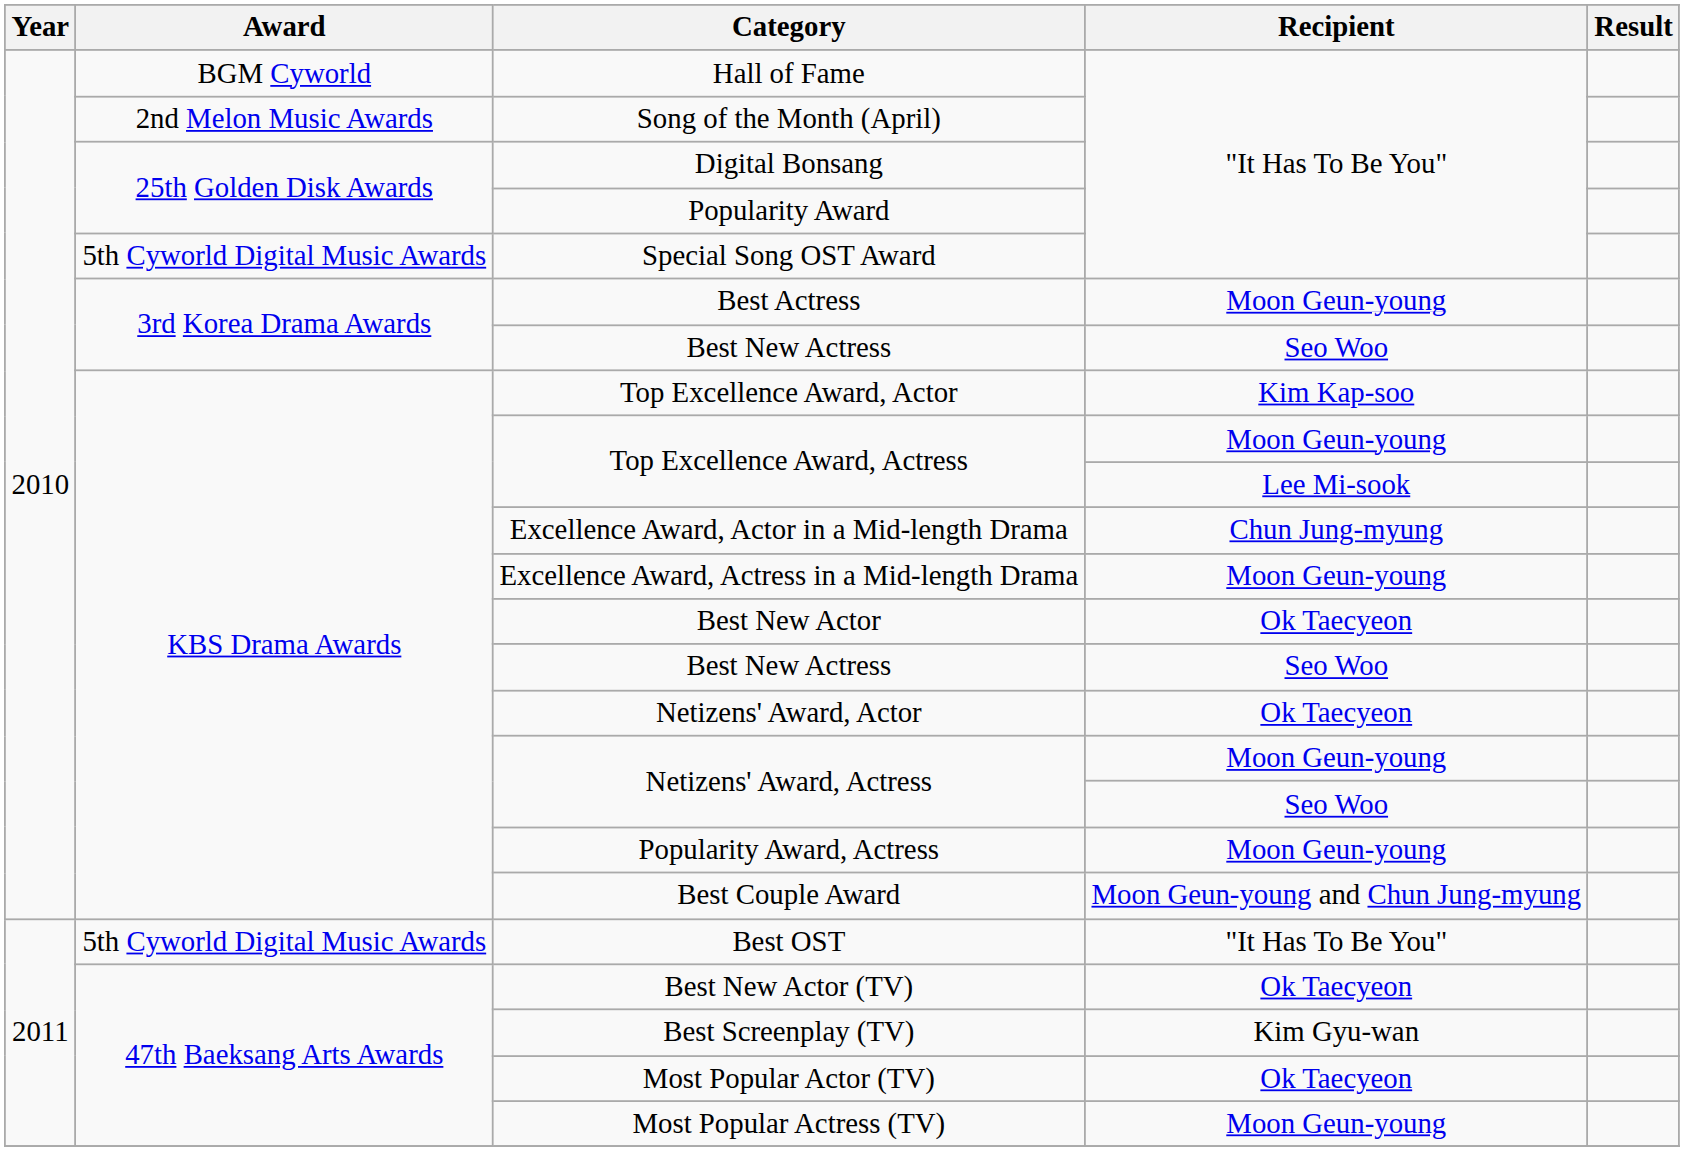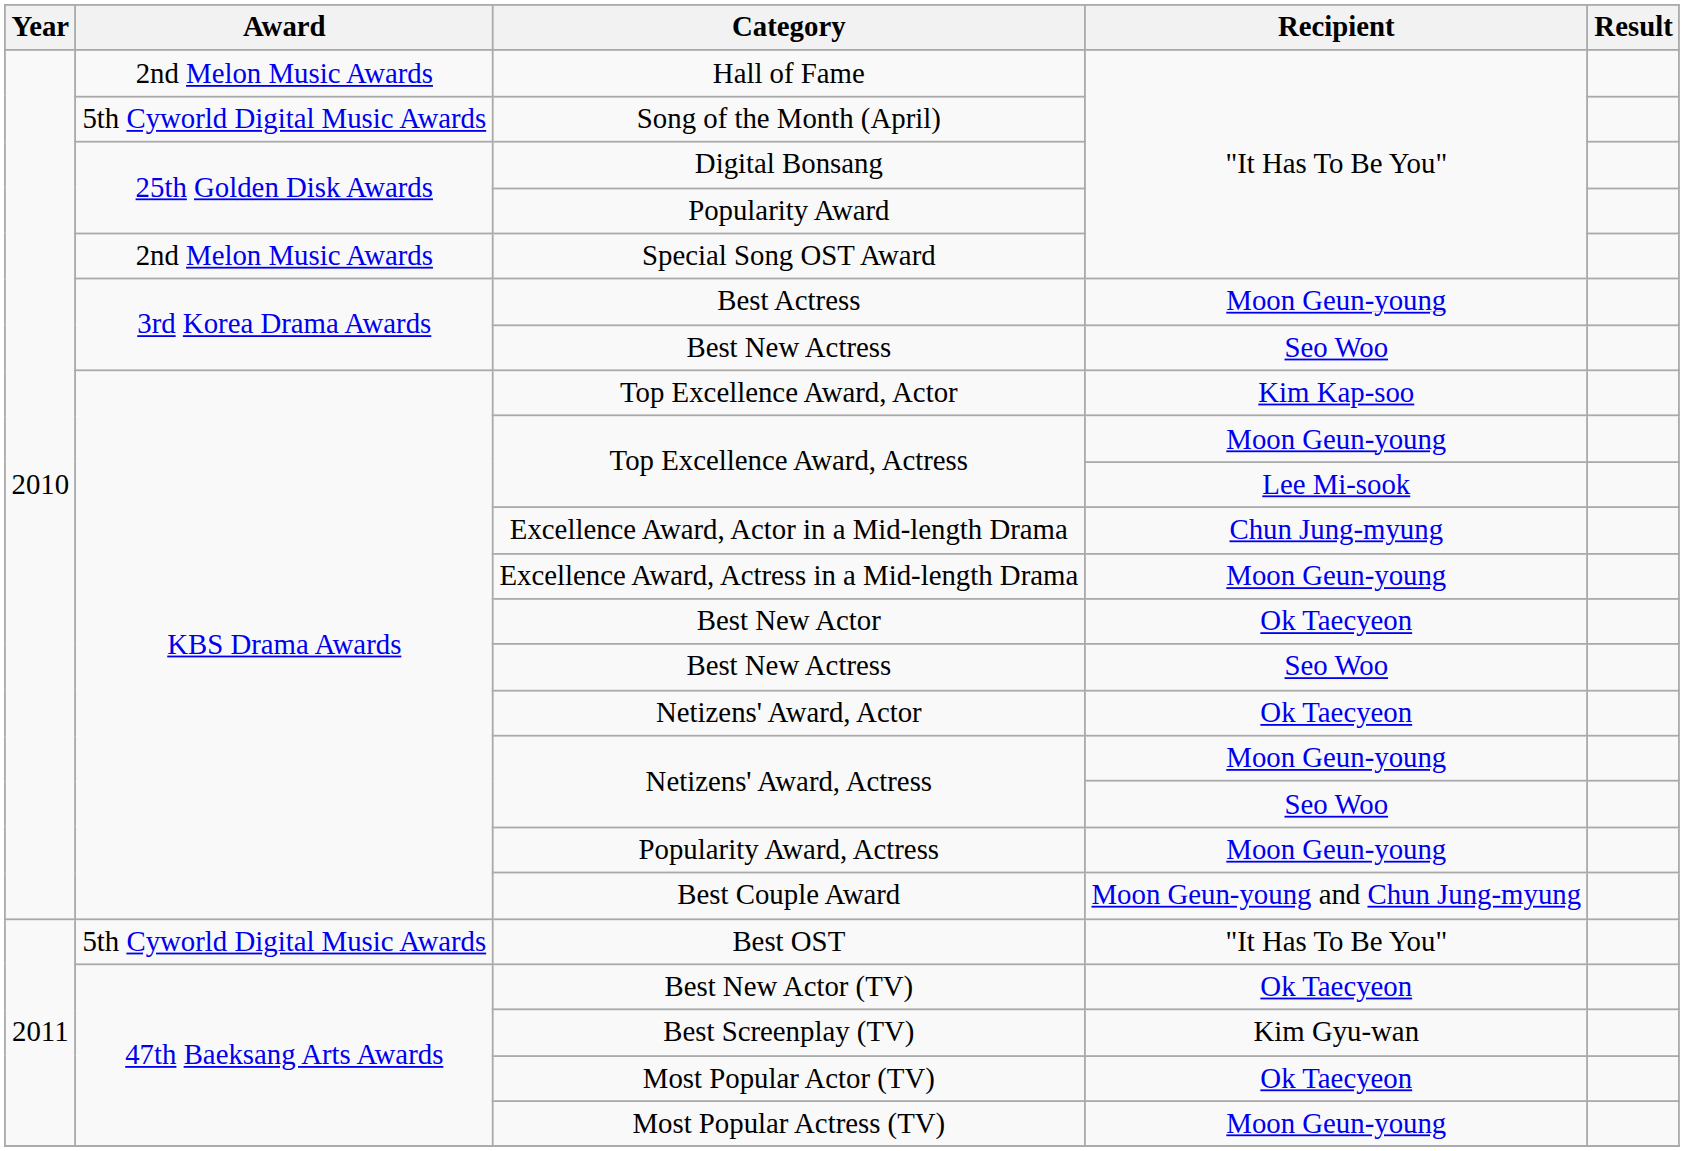(284, 73) BGM Cyworld -> (284, 73) 2nd Melon Music Awards
(284, 118) 2nd Melon Music Awards -> (284, 118) 5th Cyworld Digital Music Awards
(284, 255) 5th Cyworld Digital Music Awards -> (284, 255) 2nd Melon Music Awards
